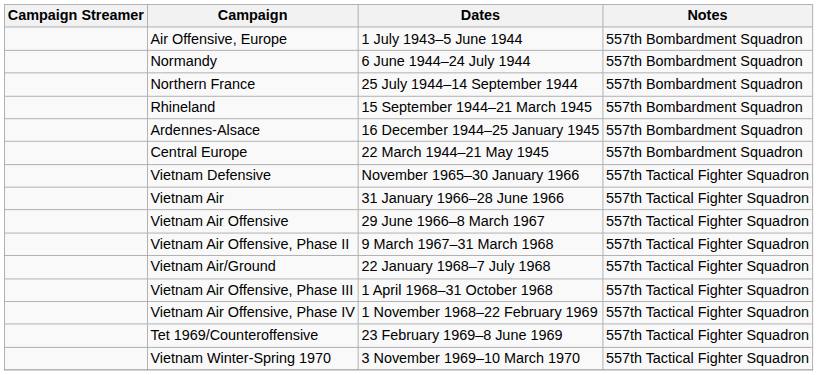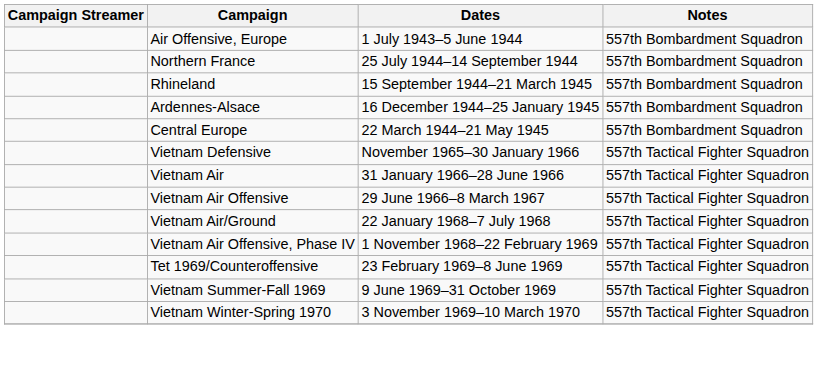- row: (184, 61)
- row: (250, 244)
- row: (252, 289)
+ row: (238, 289)
